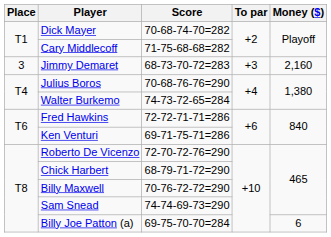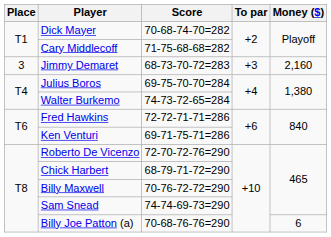(187, 83) 70-68-76-76=290 -> (187, 83) 69-75-70-70=284
(187, 223) 69-75-70-70=284 -> (187, 223) 70-68-76-76=290
